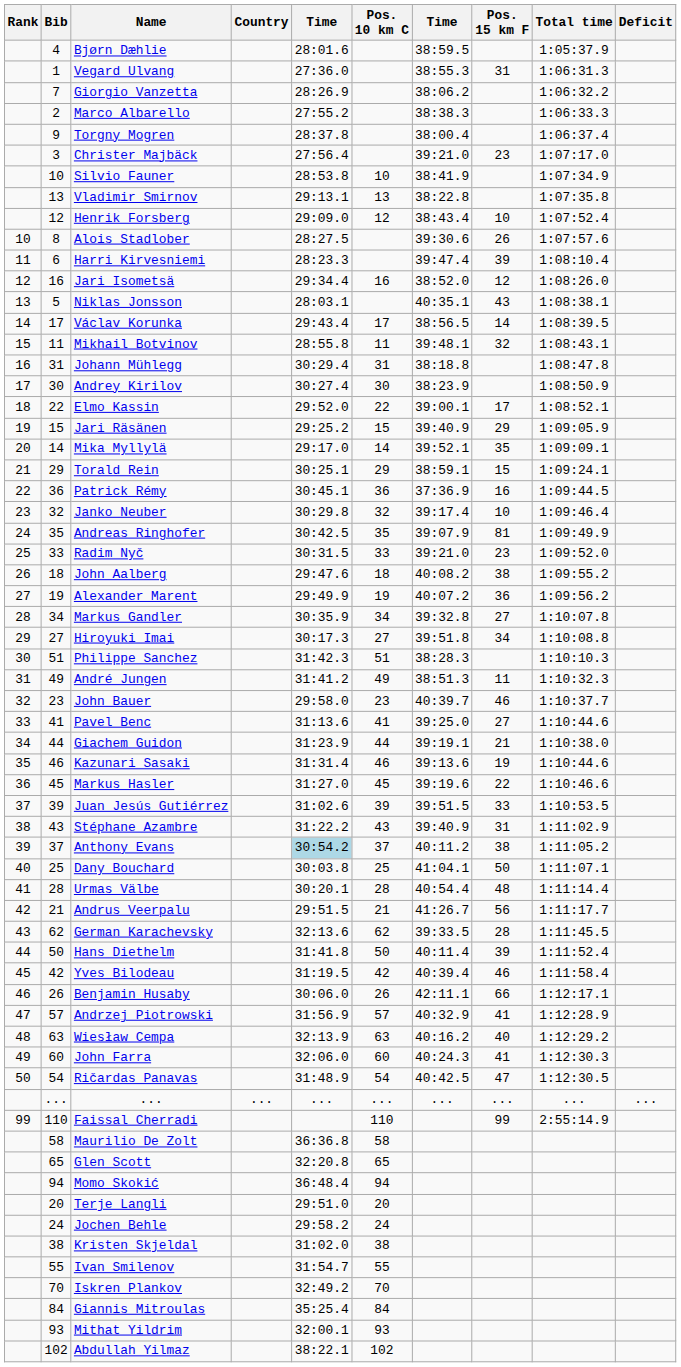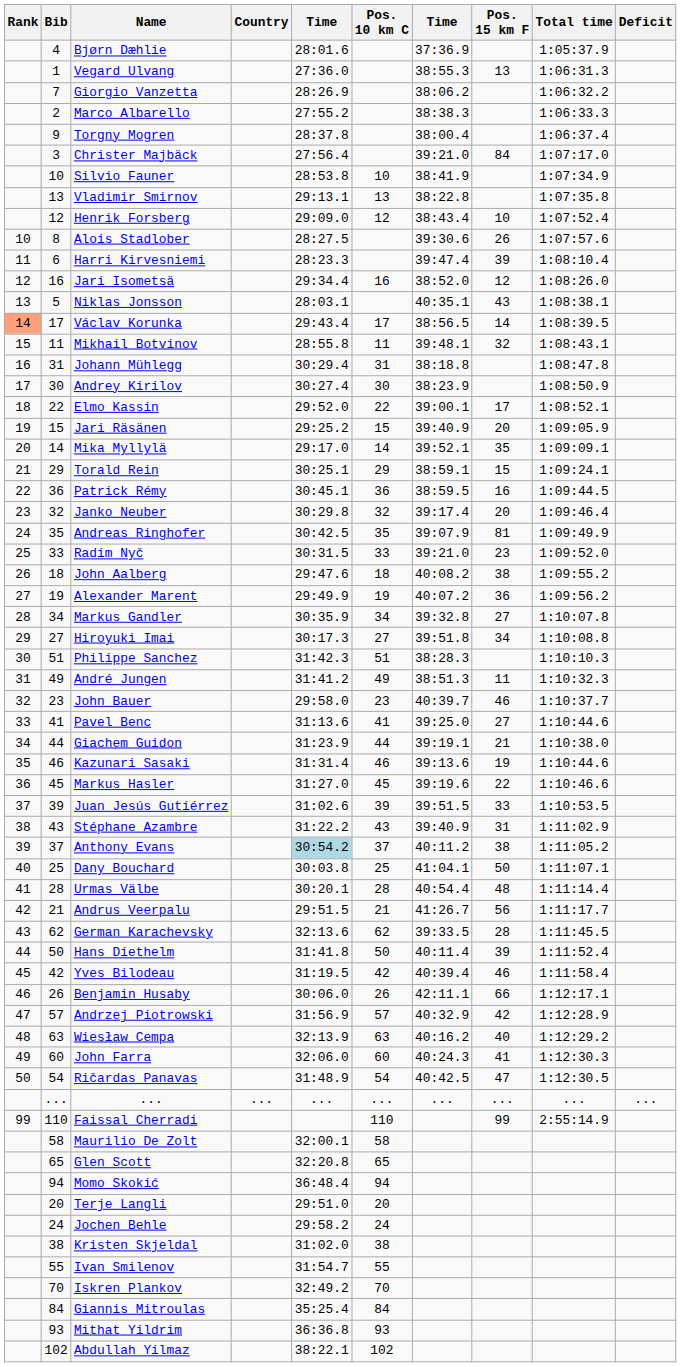(442, 51) 38:59.5 -> (442, 51) 37:36.9
(502, 72) 31 -> (502, 72) 13
(502, 156) 23 -> (502, 156) 84
(23, 323) no background -> (23, 323) lightsalmon background
(502, 428) 29 -> (502, 428) 20
(442, 491) 37:36.9 -> (442, 491) 38:59.5
(502, 512) 10 -> (502, 512) 20
(502, 1016) 41 -> (502, 1016) 42
(322, 1142) 36:36.8 -> (322, 1142) 32:00.1
(322, 1330) 32:00.1 -> (322, 1330) 36:36.8
